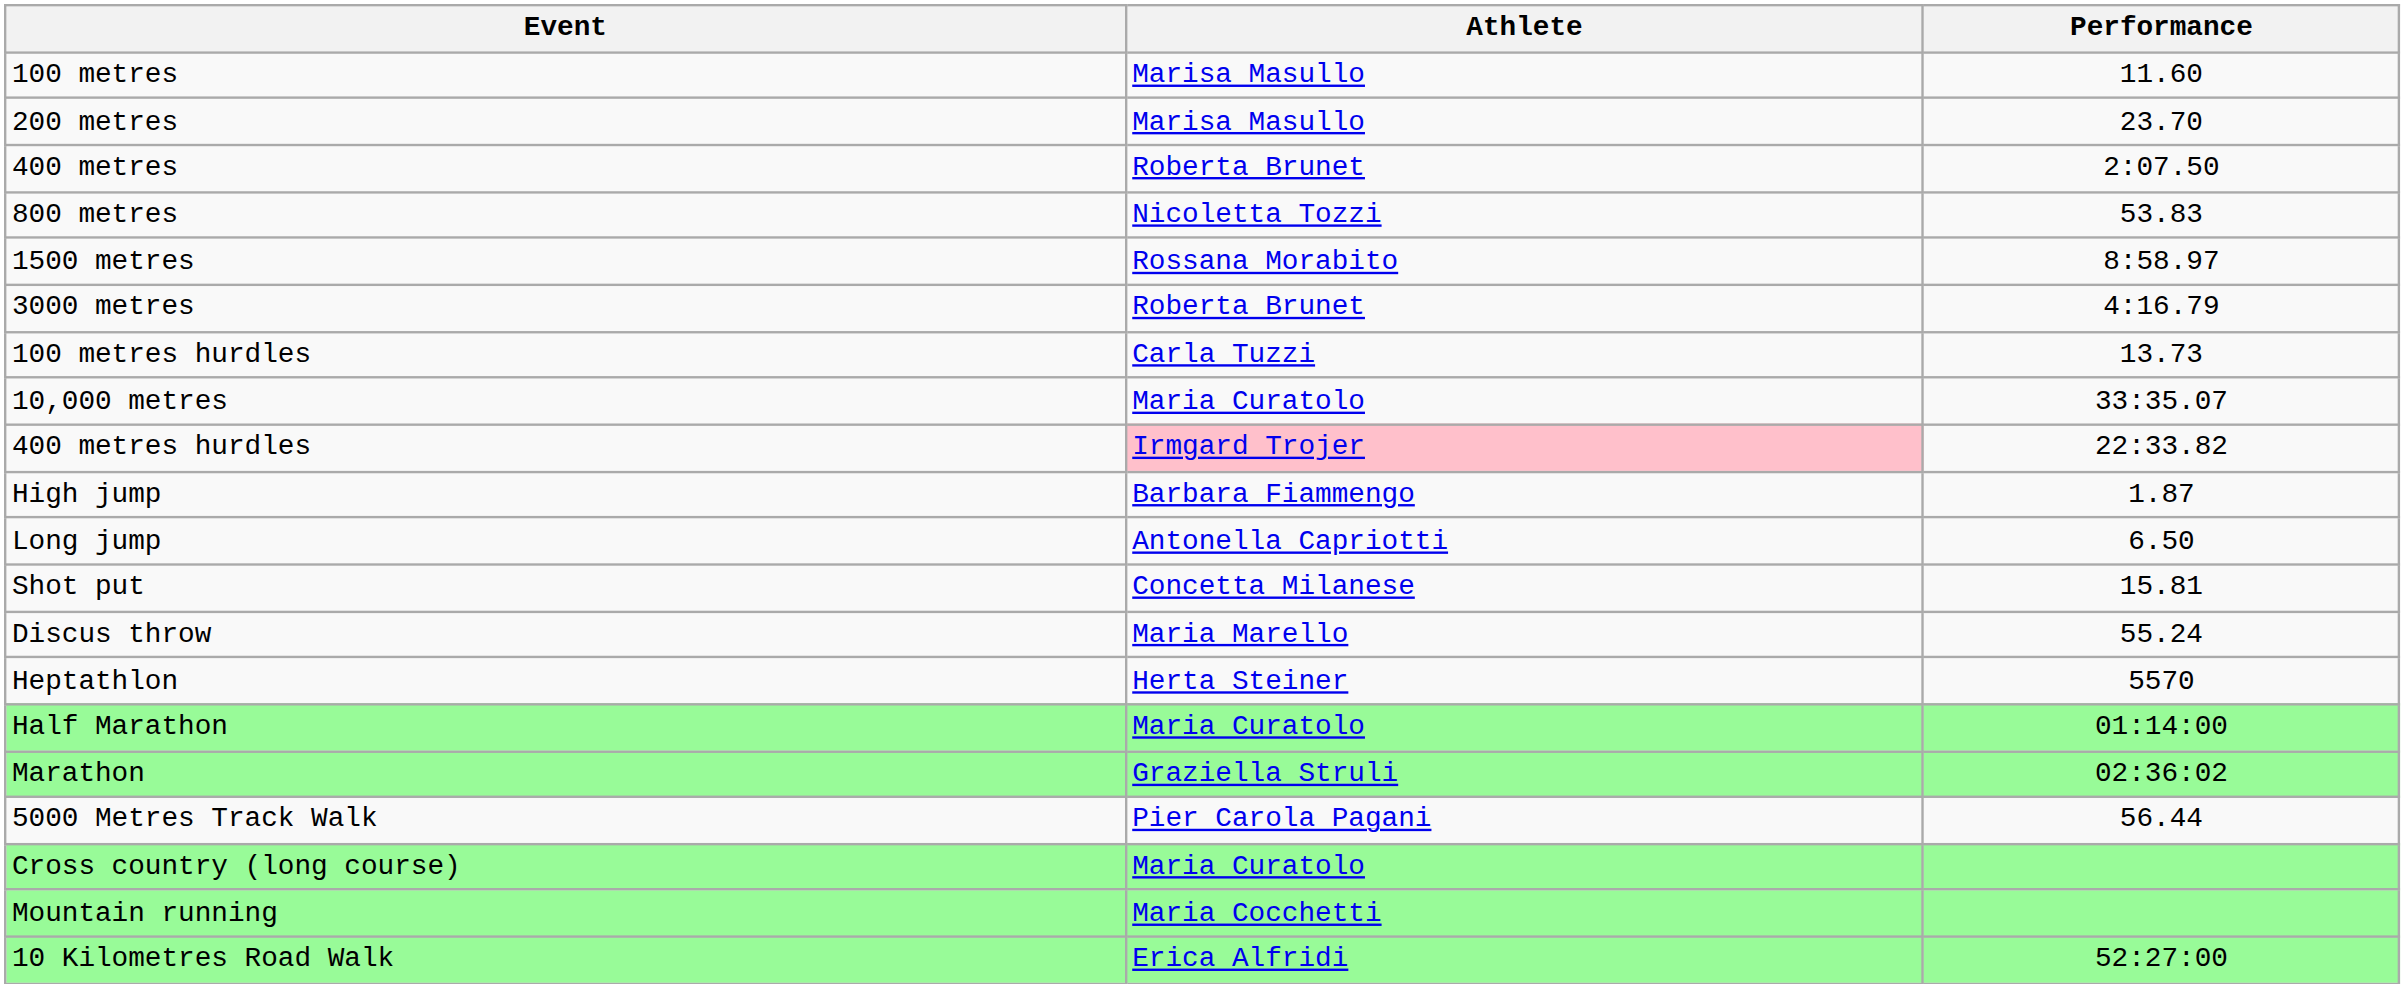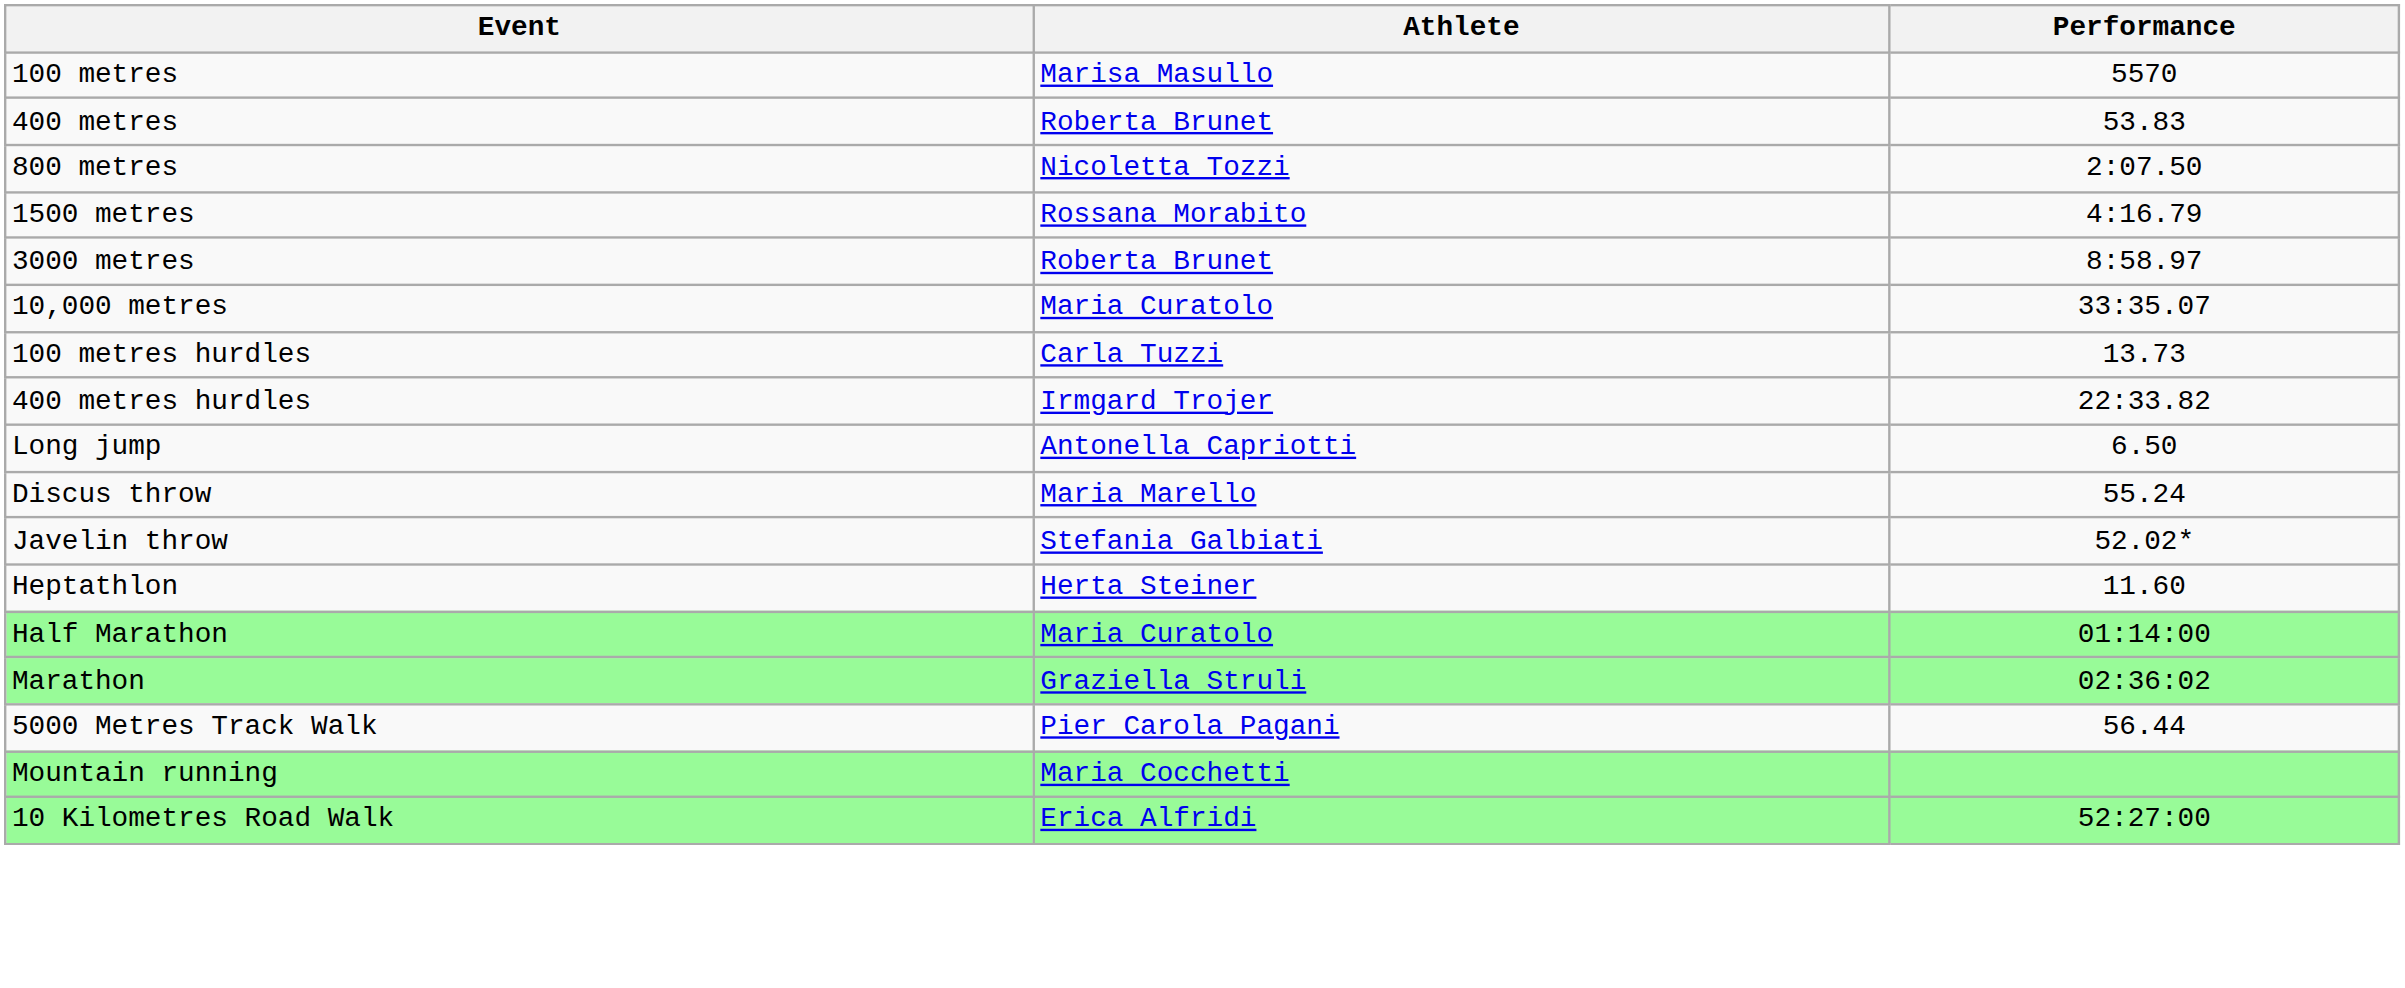(2161, 75) 11.60 -> (2144, 75) 5570
- row: (95, 121)
(2161, 168) 2:07.50 -> (2144, 121) 53.83
(2161, 215) 53.83 -> (2144, 168) 2:07.50
(2161, 261) 8:58.97 -> (2144, 215) 4:16.79
(2161, 308) 4:16.79 -> (2144, 261) 8:58.97
rows swapped: (120, 401) <-> (161, 354)
(1249, 447) pink background -> (1157, 401) no background
- row: (87, 494)
- row: (78, 587)
+ row: (120, 541)
(2161, 680) 5570 -> (2144, 587) 11.60
- row: (236, 867)
